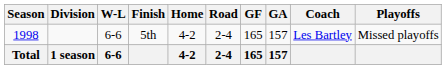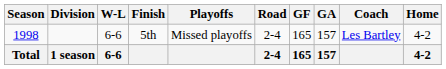columns swapped: (187, 14) <-> (398, 14)
